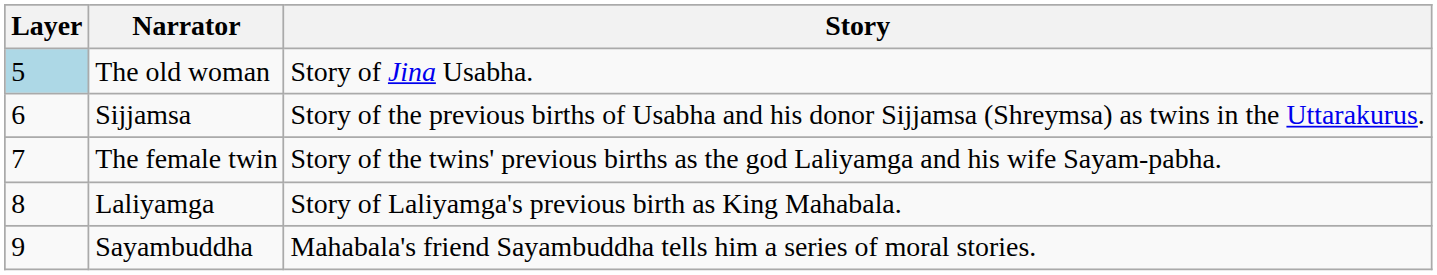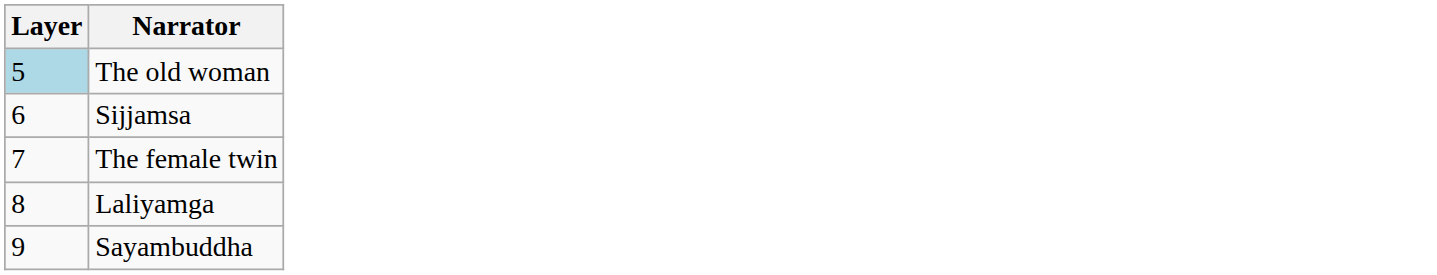- column: (858, 26)
